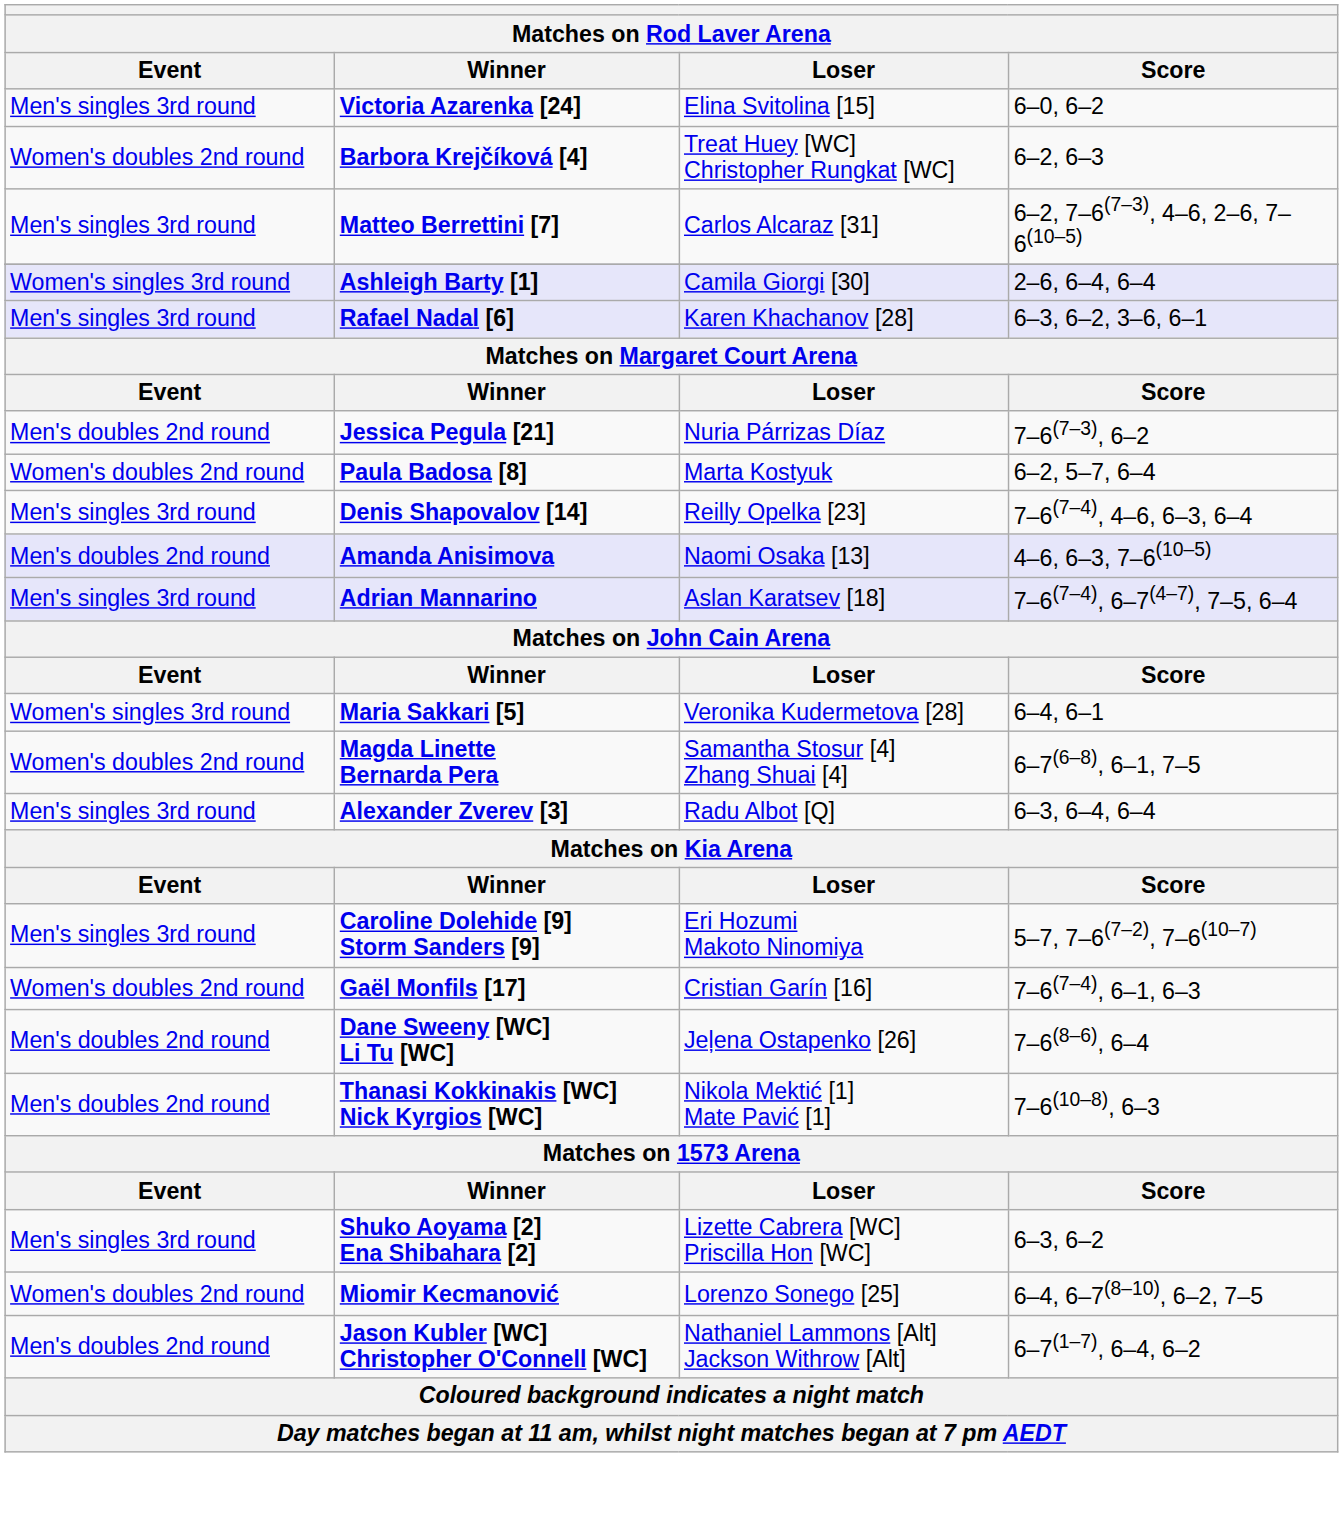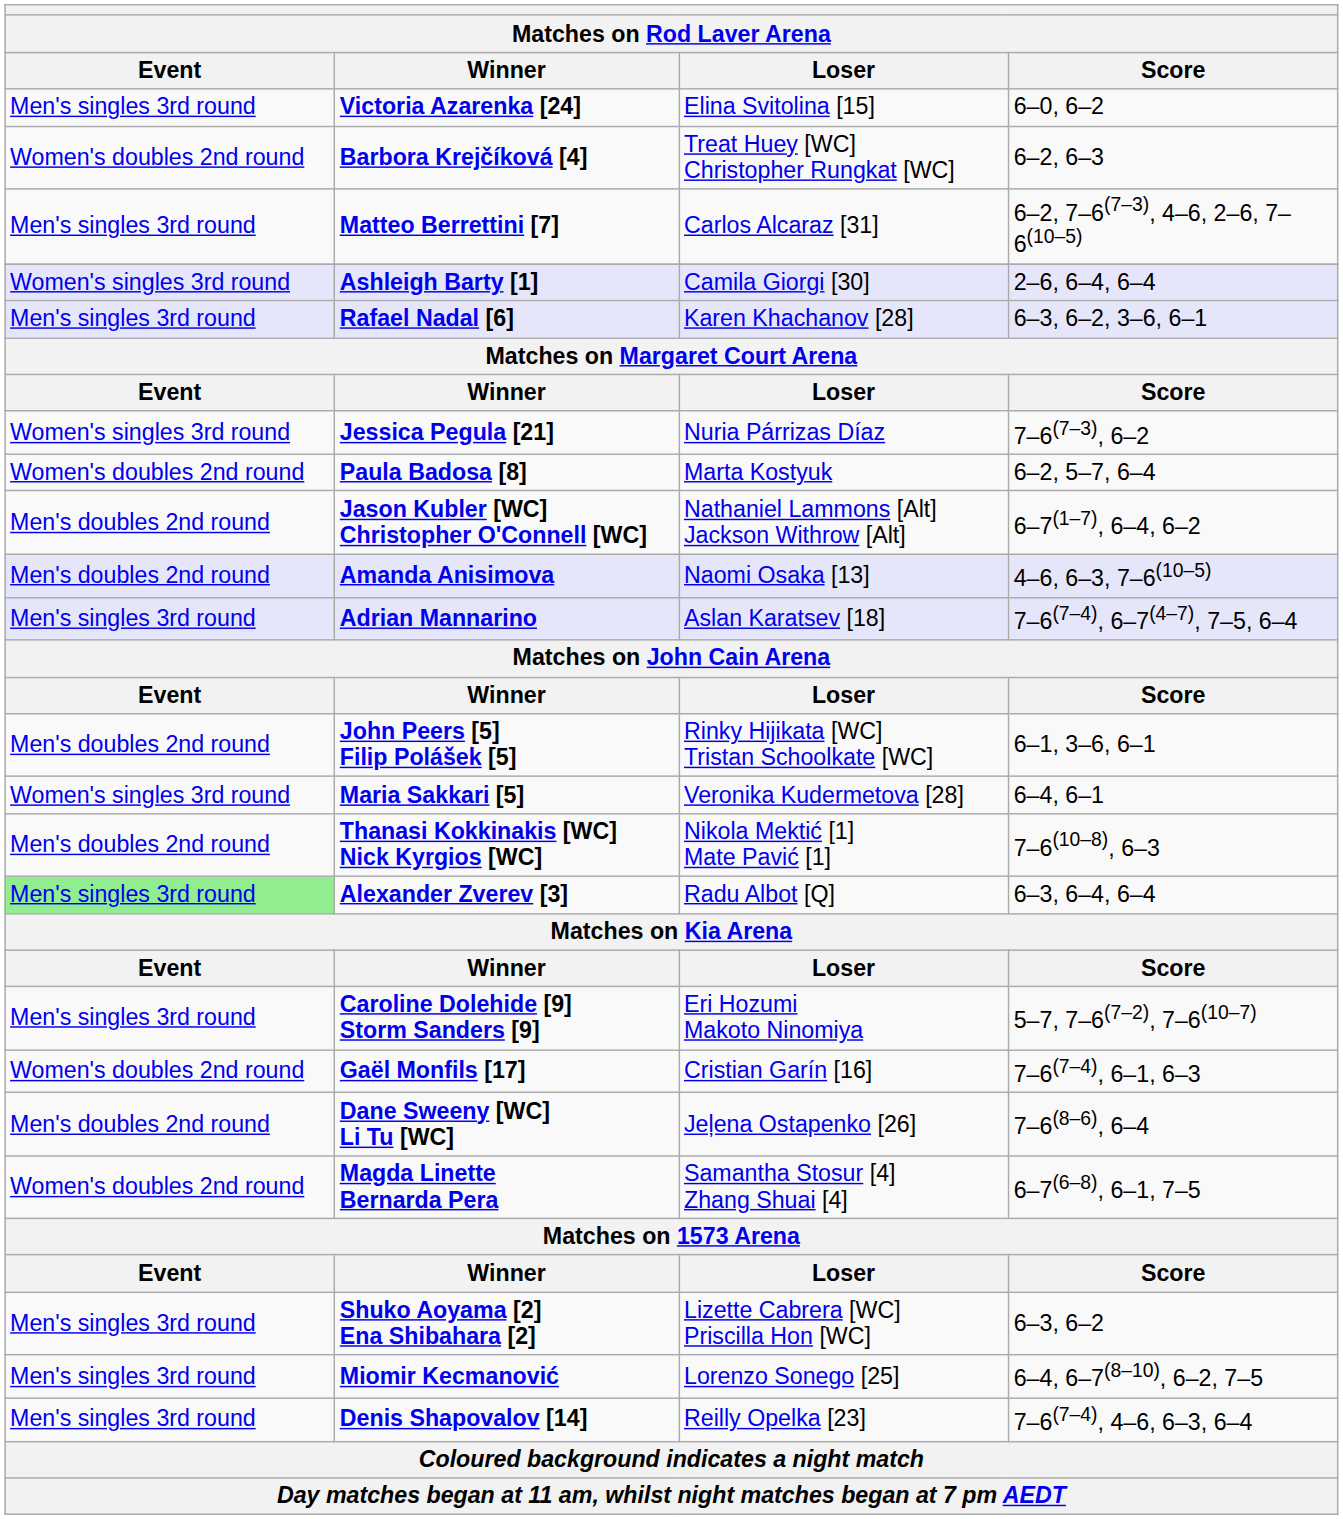(140, 432) Men's doubles 2nd round -> (150, 432) Women's singles 3rd round
rows swapped: (464, 512) <-> (493, 1346)
+ row: (428, 745)
rows swapped: (419, 761) <-> (478, 1104)
(133, 811) no background -> (133, 894) lightgreen background
(157, 1293) Women's doubles 2nd round -> (133, 1376) Men's singles 3rd round
